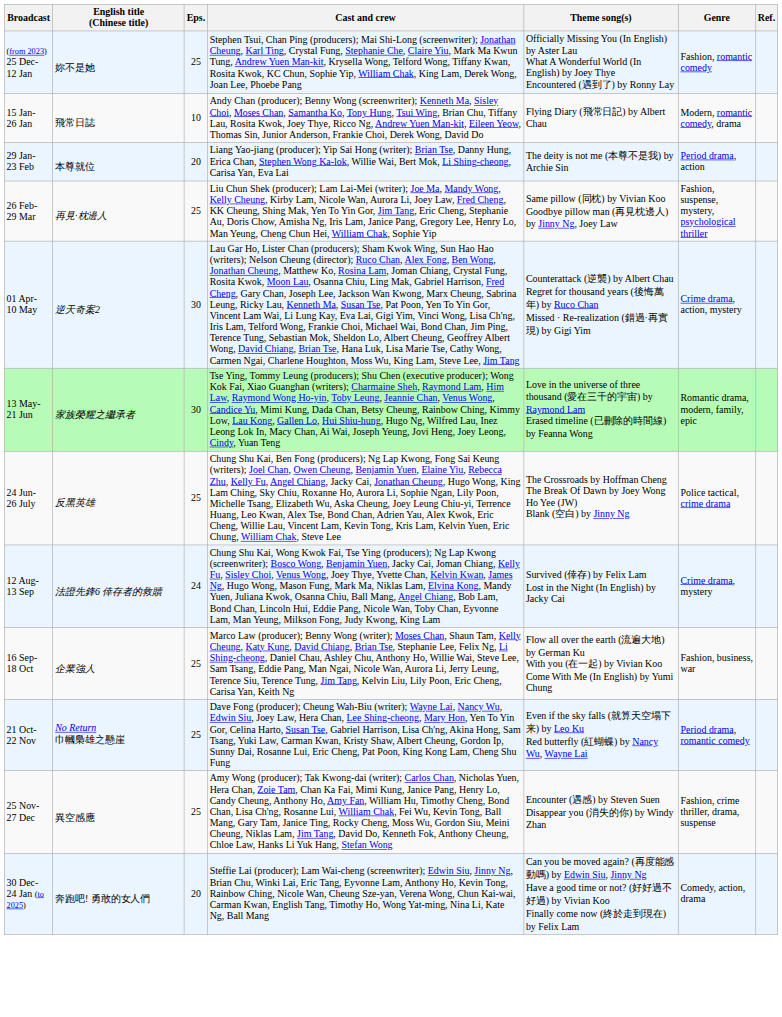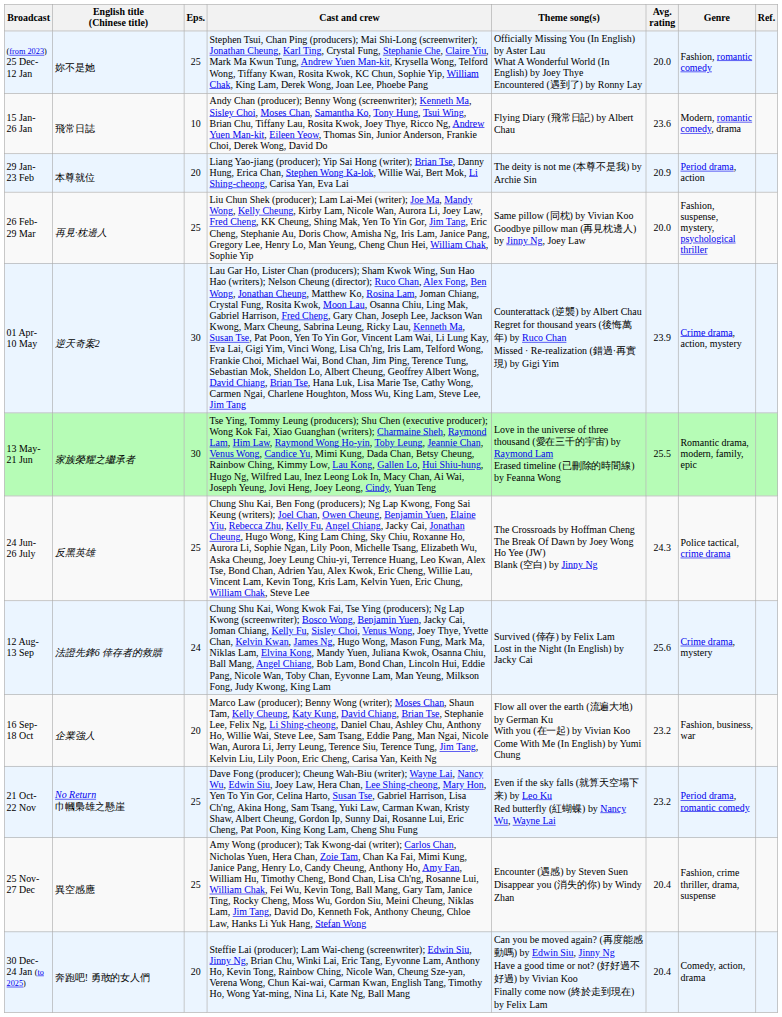+ column: (662, 17)
(196, 663) 25 -> (196, 730) 20
